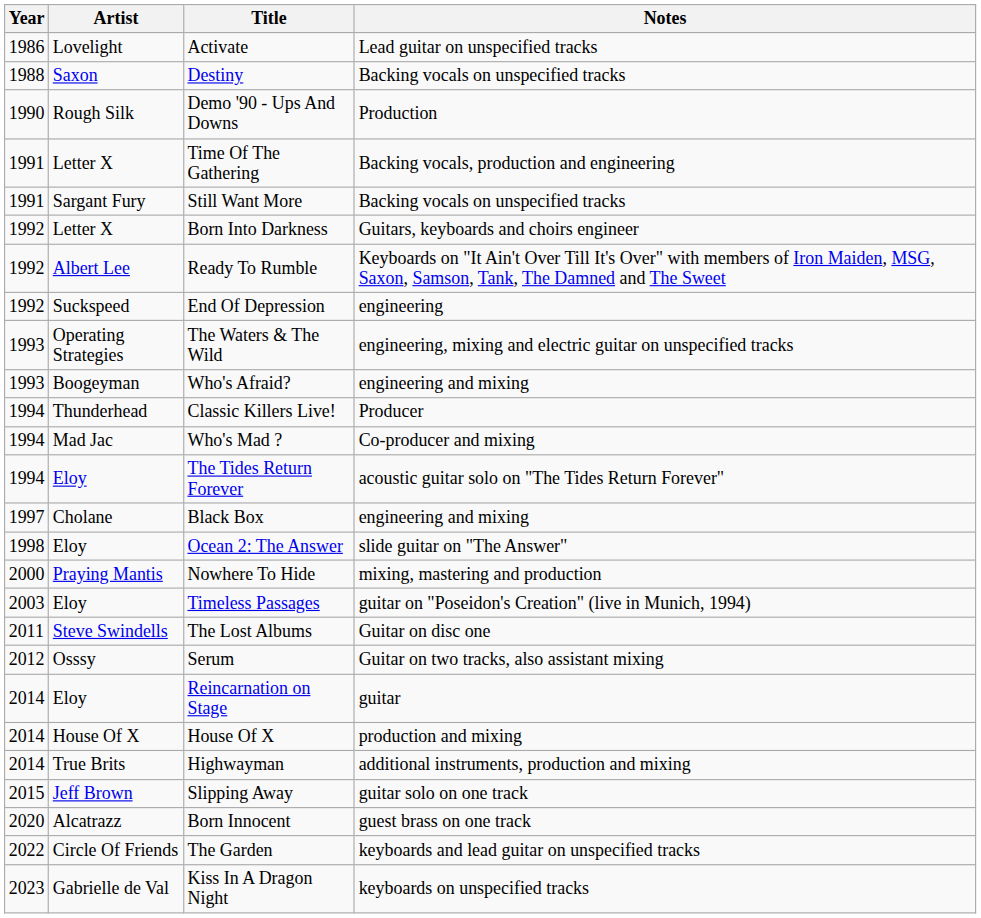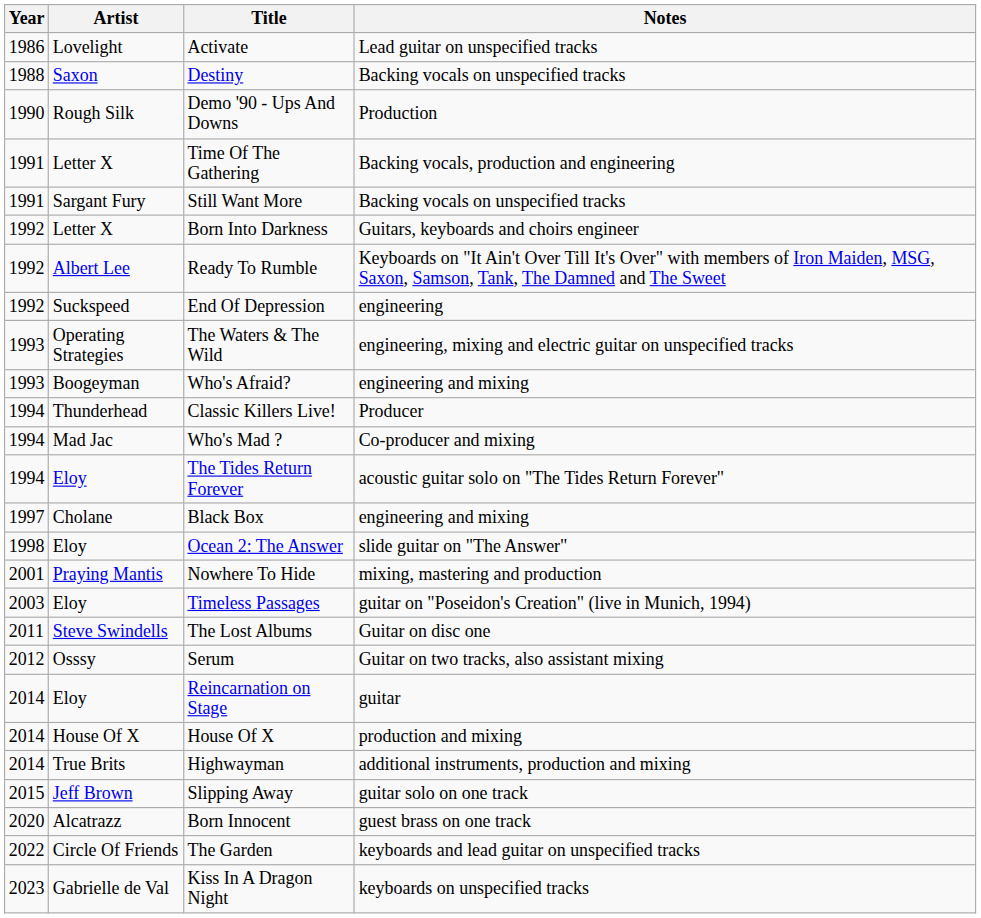(27, 574) 2000 -> (27, 574) 2001
